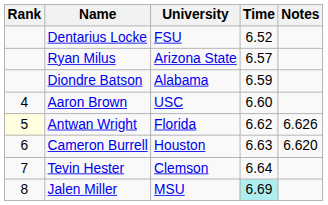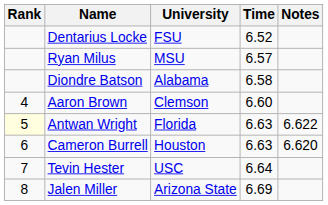(195, 59) Arizona State -> (169, 59) MSU
(259, 80) 6.59 -> (259, 80) 6.58
(169, 102) USC -> (181, 102) Clemson
(259, 124) 6.62 -> (259, 124) 6.63
(300, 124) 6.626 -> (300, 124) 6.622
(181, 168) Clemson -> (169, 168) USC
(169, 189) MSU -> (195, 189) Arizona State
(259, 189) paleturquoise background -> (259, 189) no background
